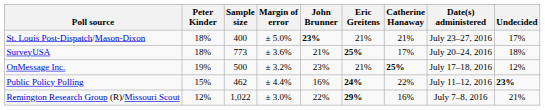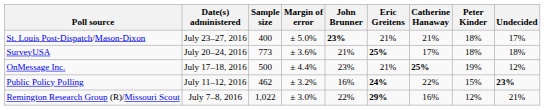columns swapped: (461, 17) <-> (203, 17)
(278, 67) ± 3.2% -> (303, 67) ± 4.4%
(278, 82) ± 4.4% -> (303, 82) ± 3.2%
